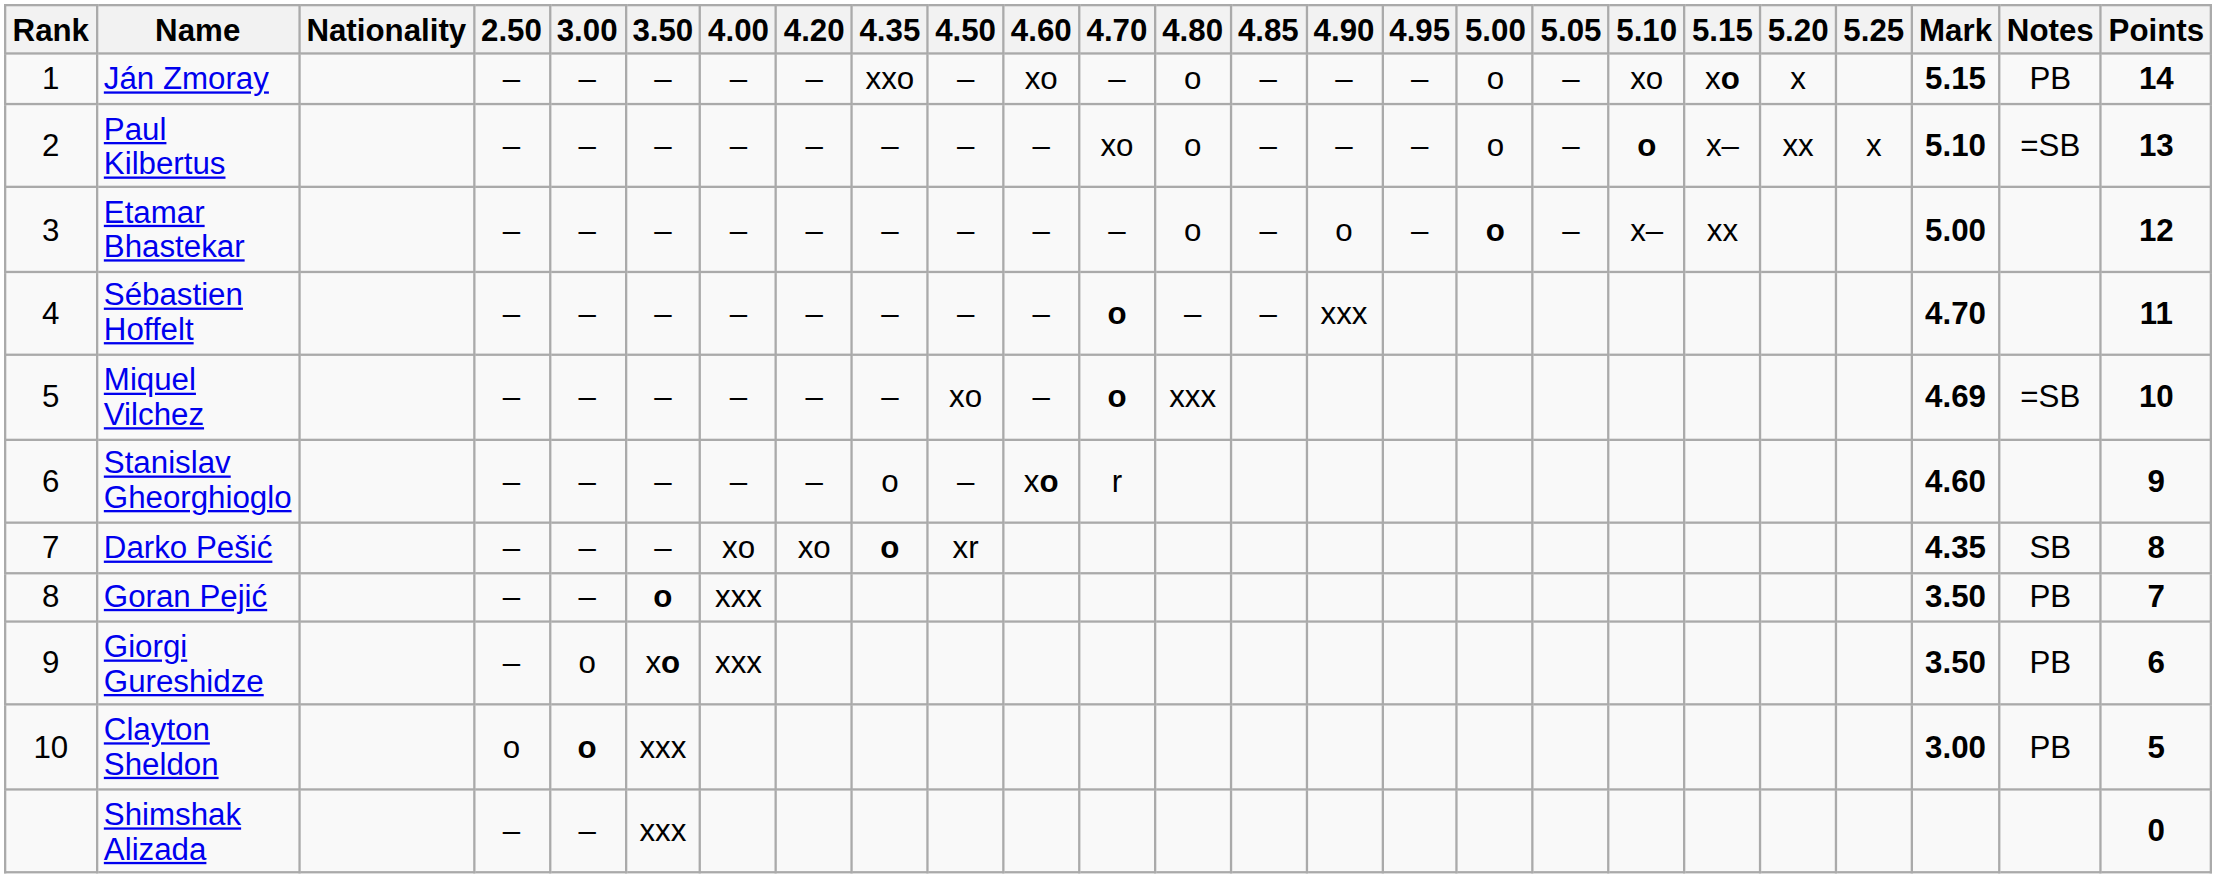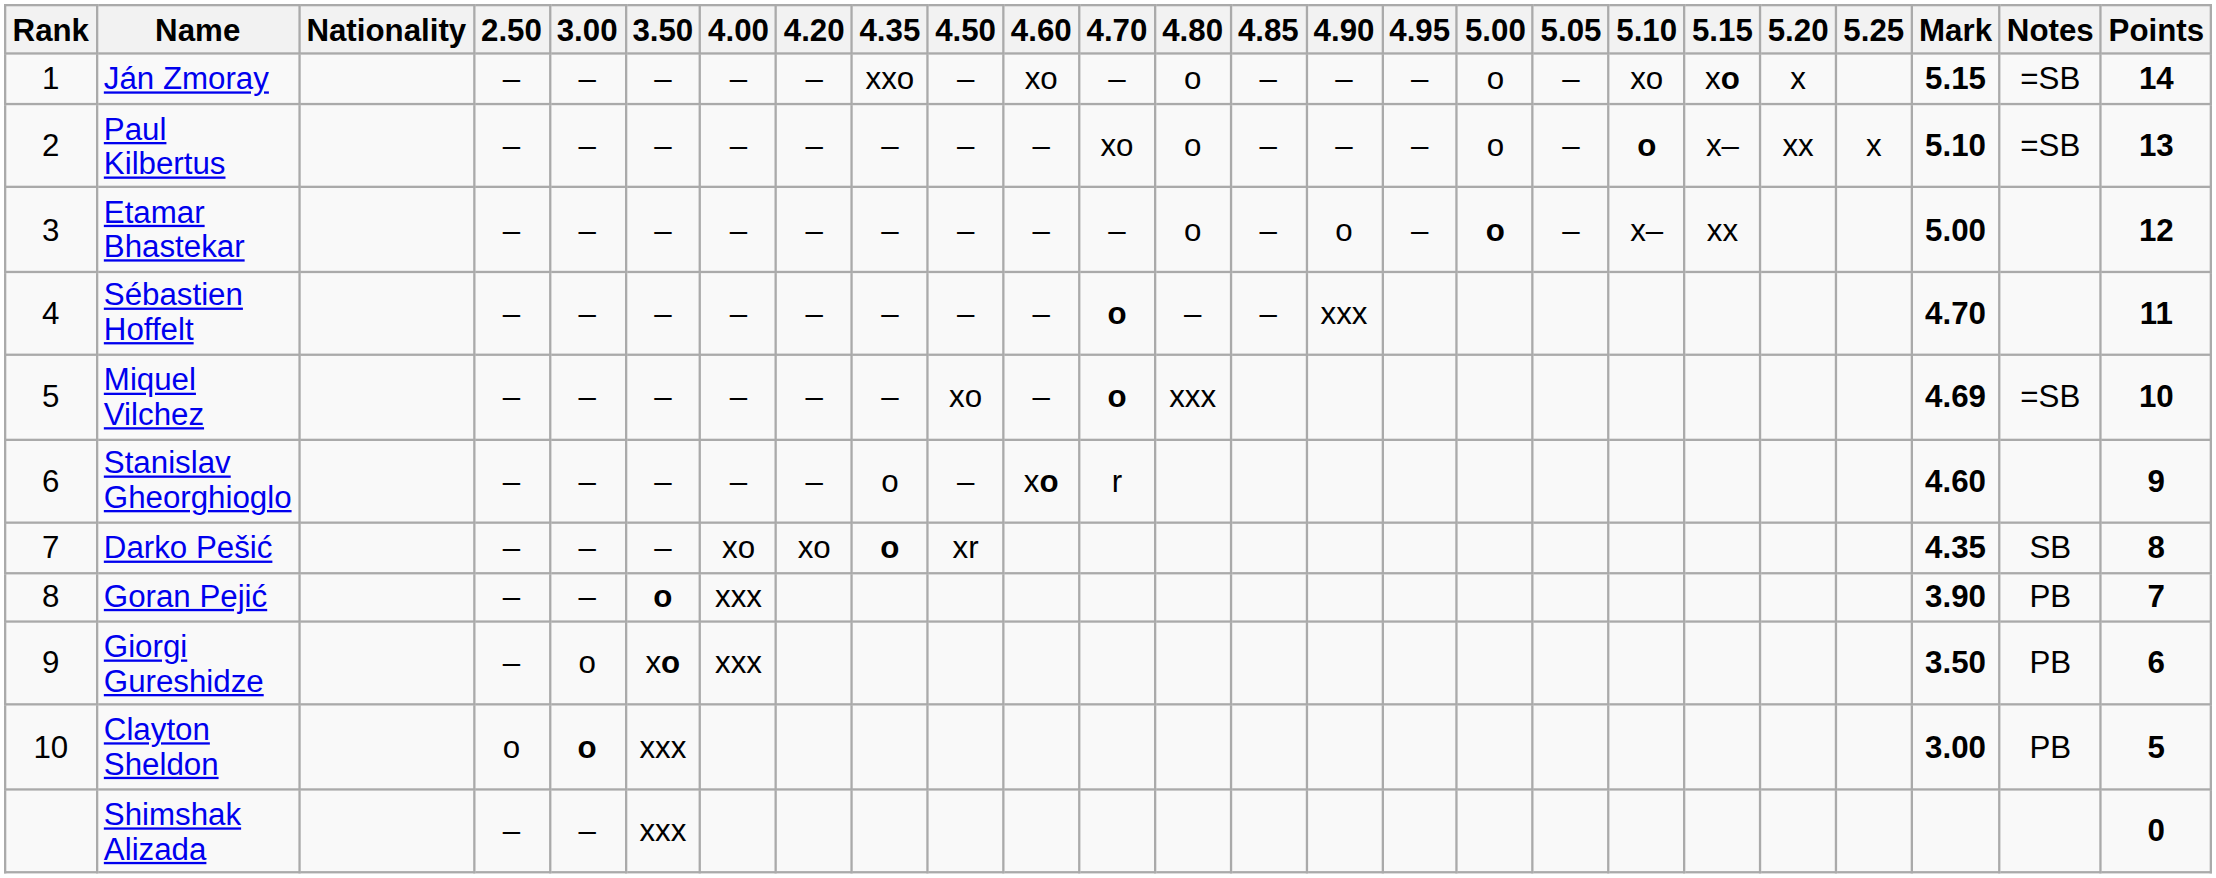(2050, 79) PB -> (2050, 79) =SB
(1956, 596) 3.50 -> (1956, 596) 3.90
